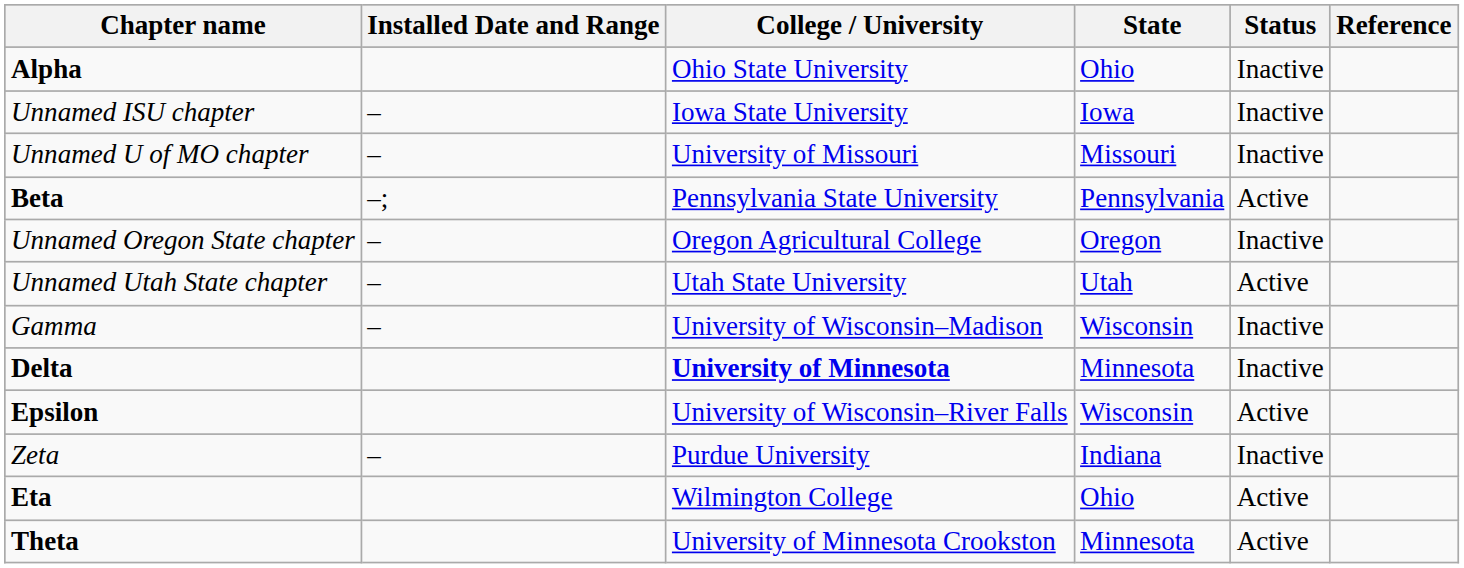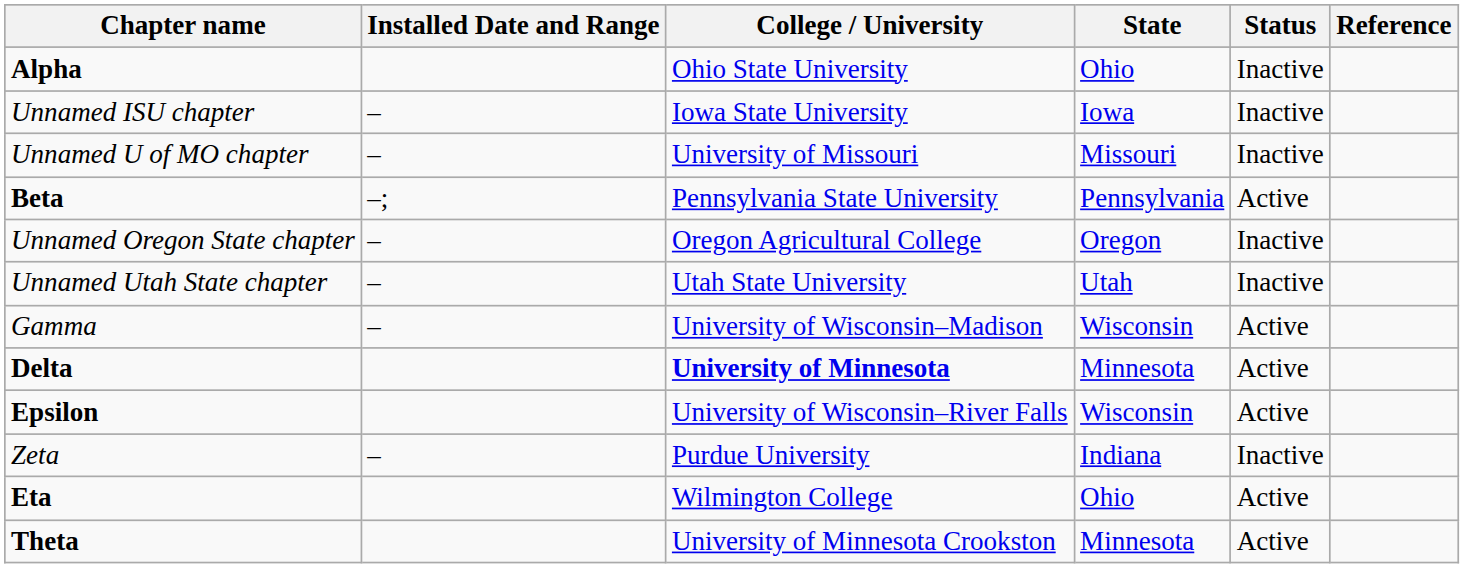(1273, 283) Active -> (1280, 283) Inactive
(1280, 326) Inactive -> (1273, 326) Active
(1280, 369) Inactive -> (1273, 369) Active
